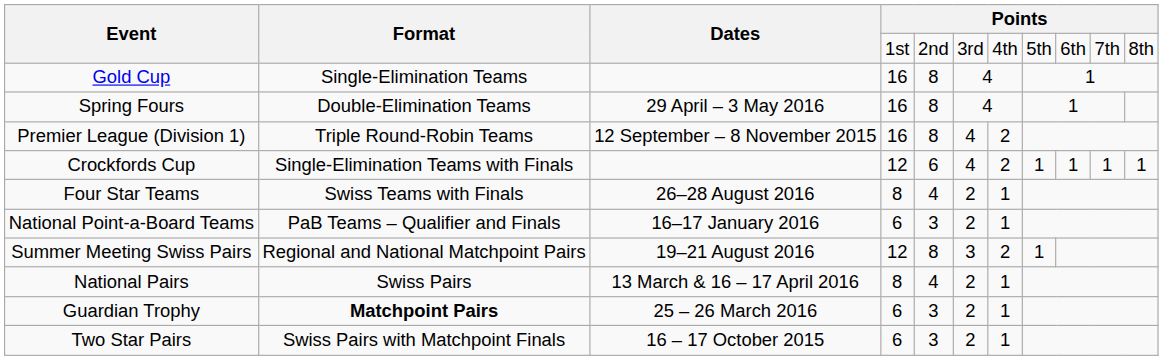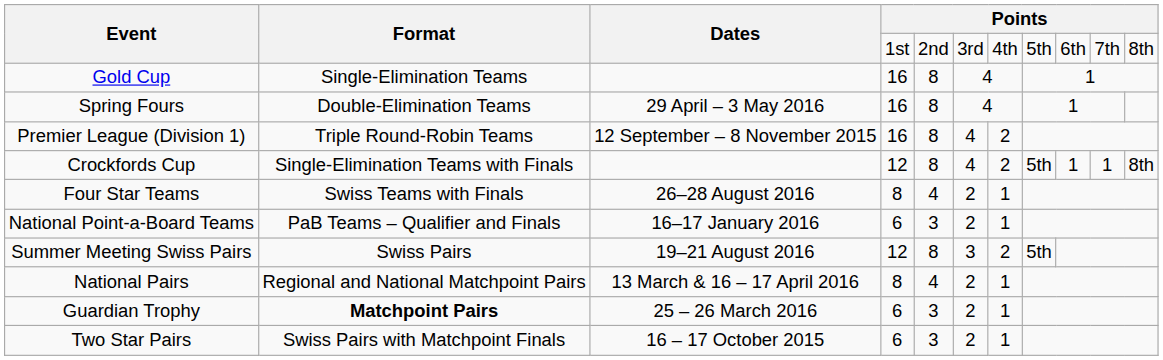(933, 164) 6 -> (933, 164) 8
(1039, 164) 1 -> (1039, 164) 5th
(1141, 164) 1 -> (1141, 164) 8th
(424, 252) Regional and National Matchpoint Pairs -> (424, 252) Swiss Pairs
(1039, 252) 1 -> (1039, 252) 5th
(424, 281) Swiss Pairs -> (424, 281) Regional and National Matchpoint Pairs
